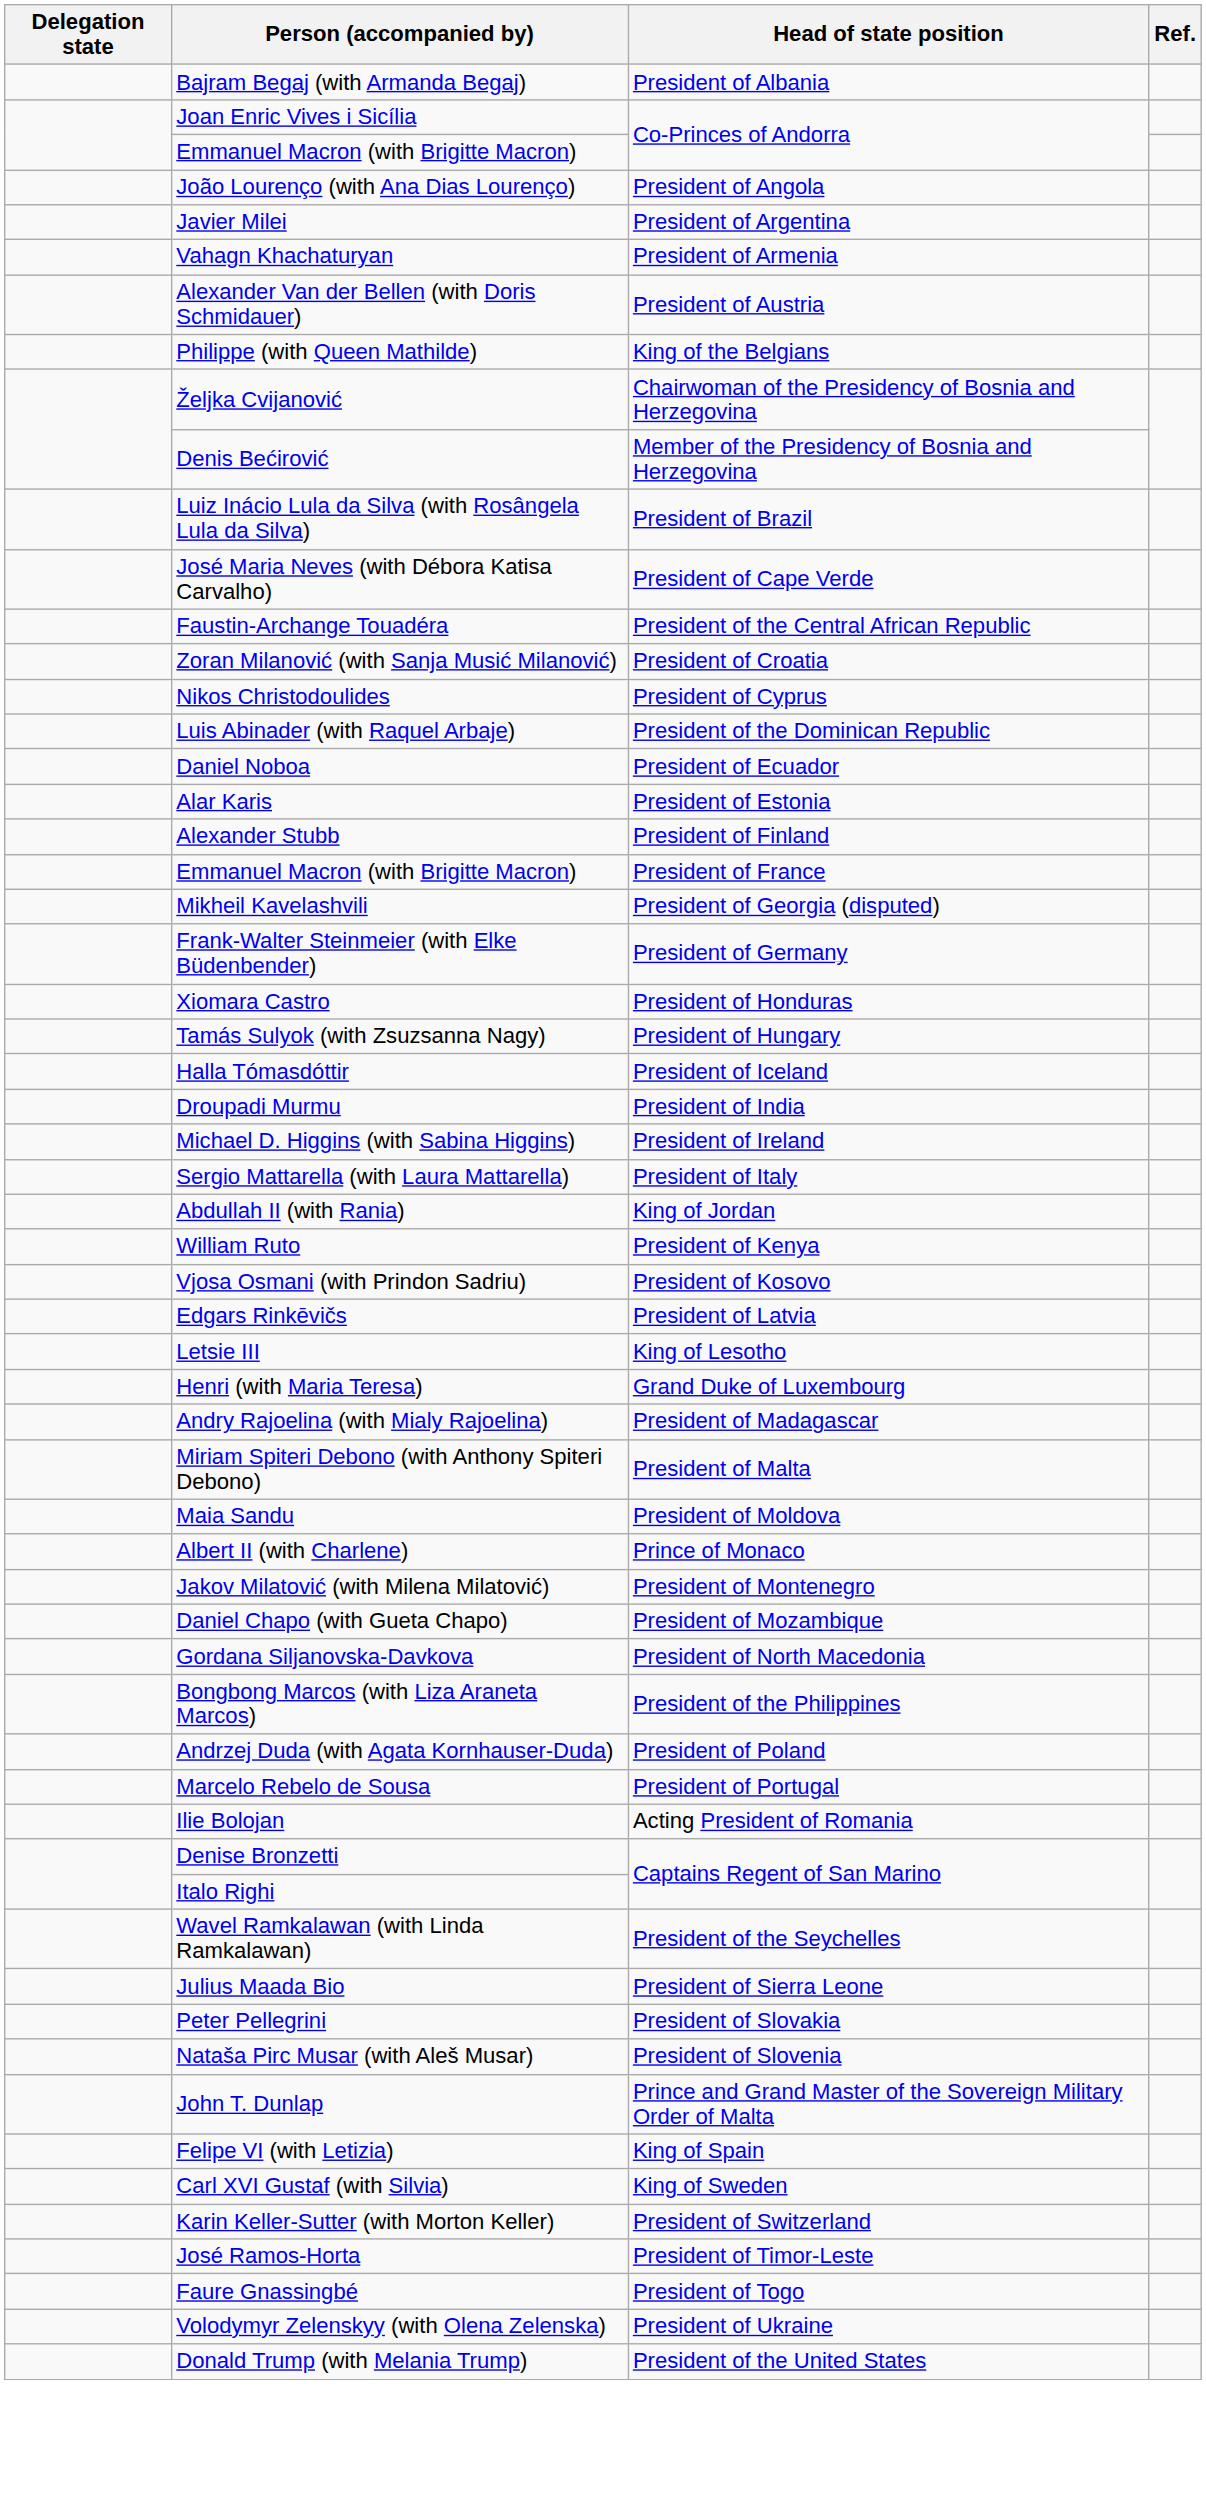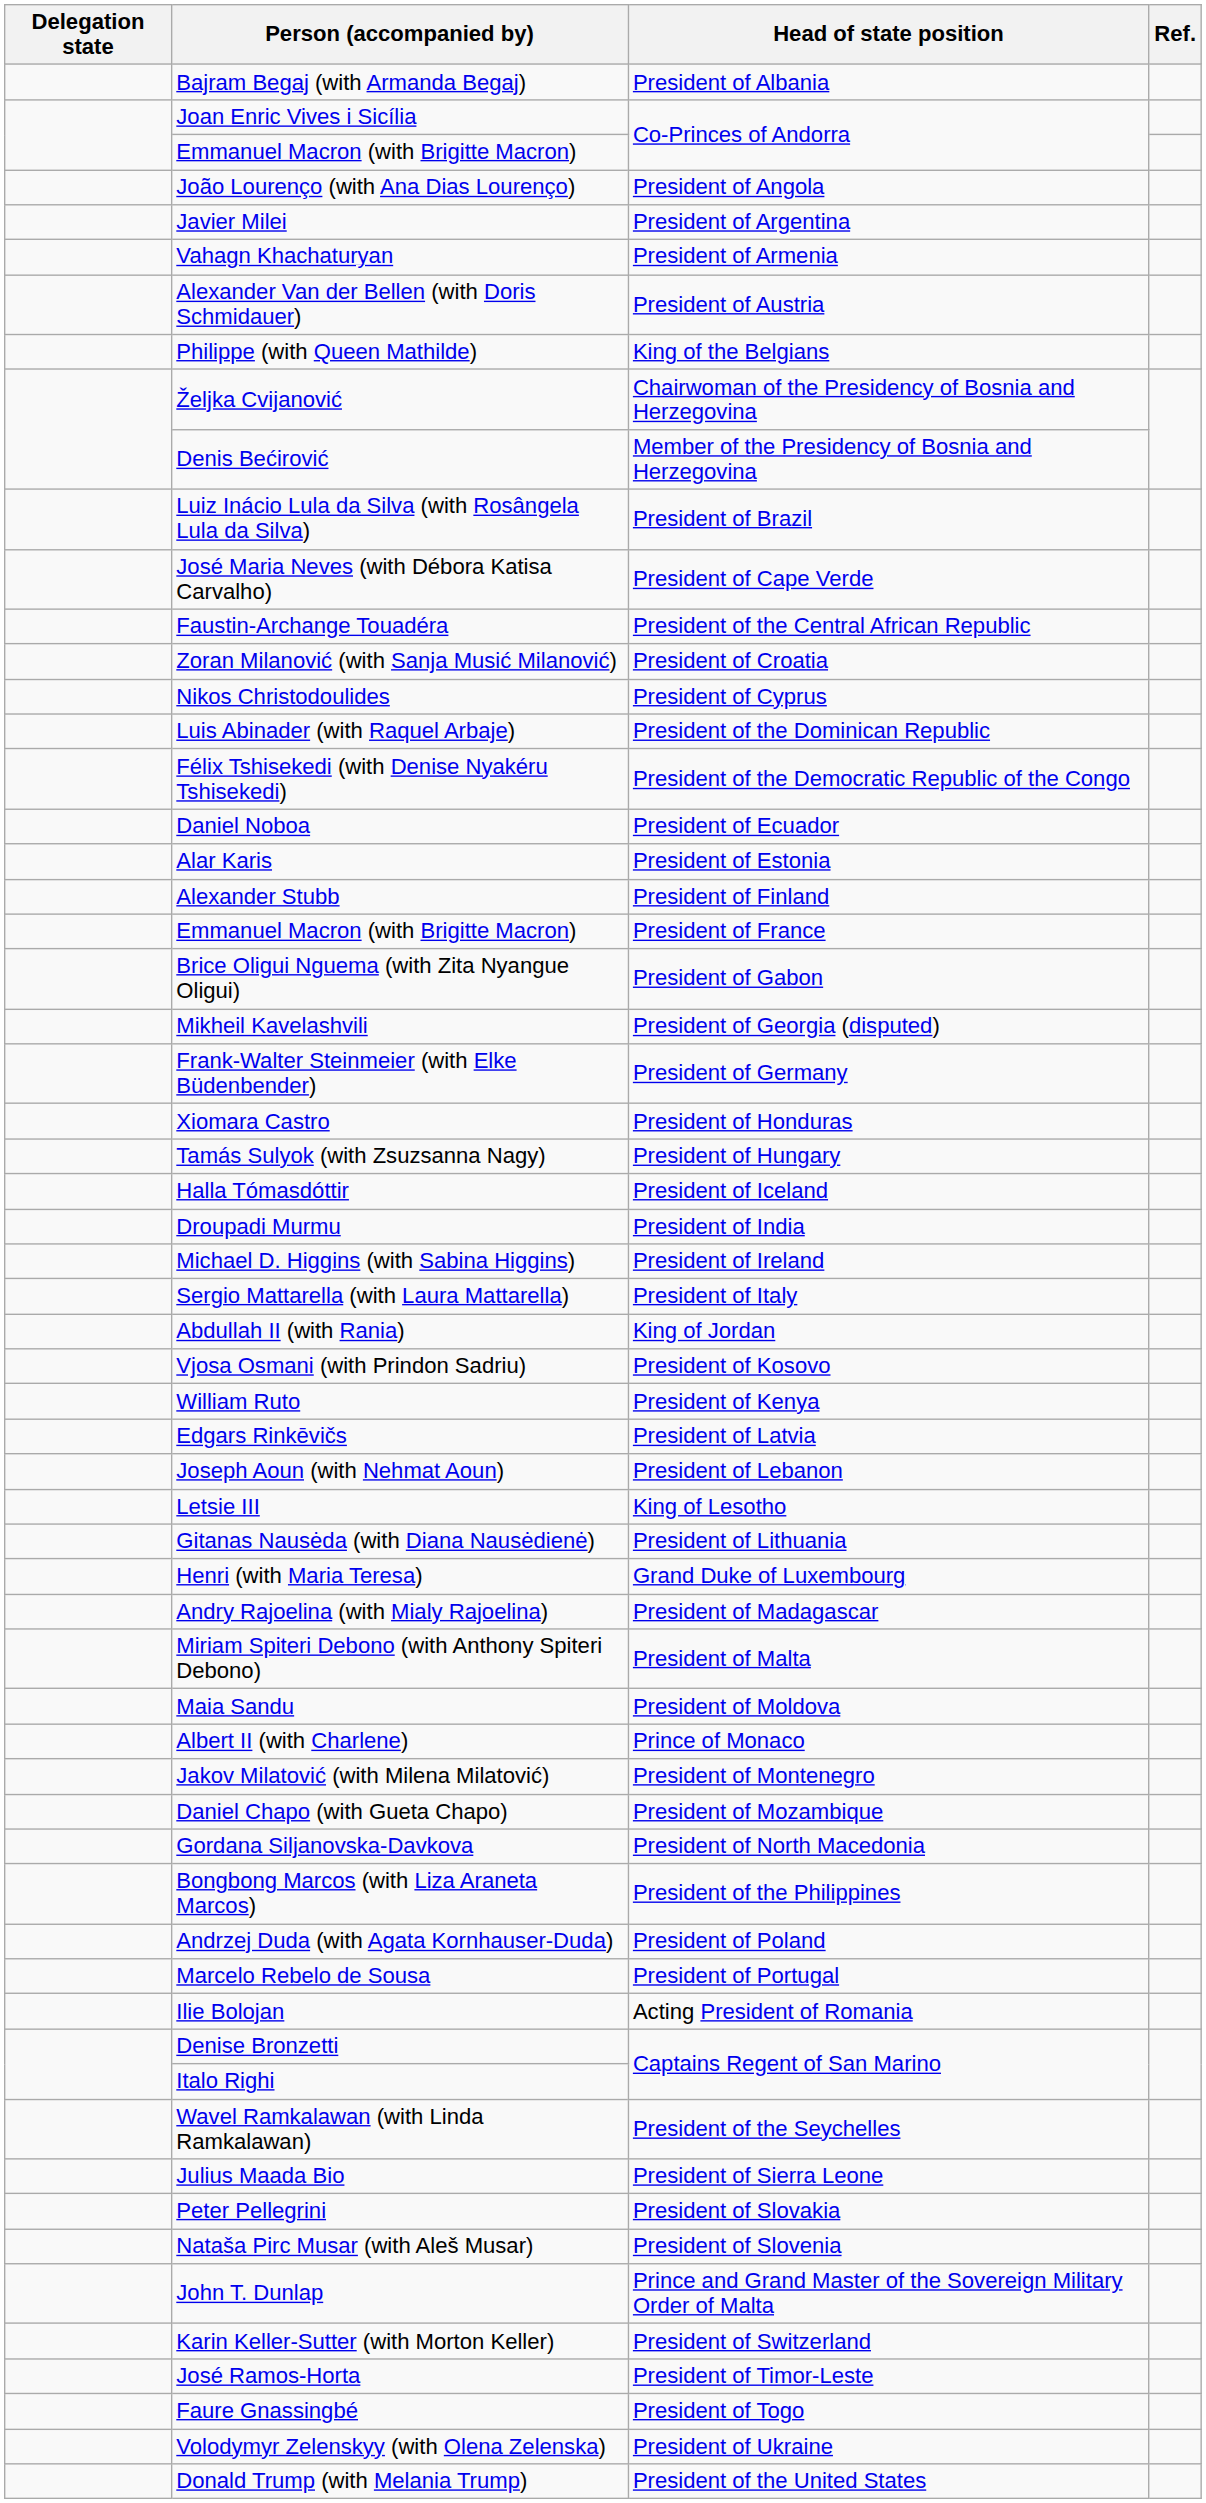+ row: (362, 778)
+ row: (373, 978)
rows swapped: (238, 1246) <-> (351, 1281)
+ row: (340, 1471)
+ row: (386, 1541)
- row: (285, 2151)
- row: (313, 2186)
